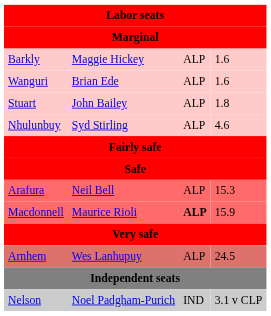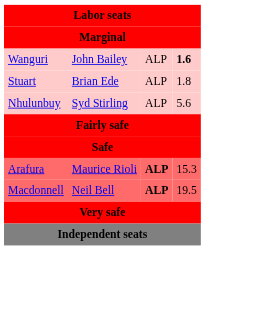- row: (24, 59)
(95, 81) Brian Ede -> (100, 59) John Bailey
(222, 81) normal -> (184, 59) bold
(100, 103) John Bailey -> (95, 81) Brian Ede
(222, 125) 4.6 -> (184, 103) 5.6
(93, 190) Neil Bell -> (104, 168) Maurice Rioli
(194, 190) normal -> (157, 168) bold
(104, 212) Maurice Rioli -> (93, 190) Neil Bell
(225, 212) 15.9 -> (187, 190) 19.5
- row: (27, 256)
- row: (25, 299)
